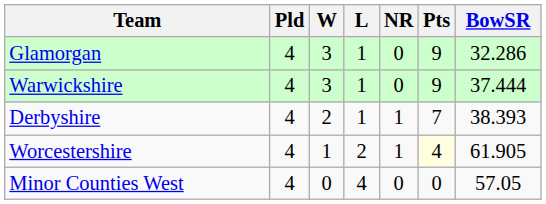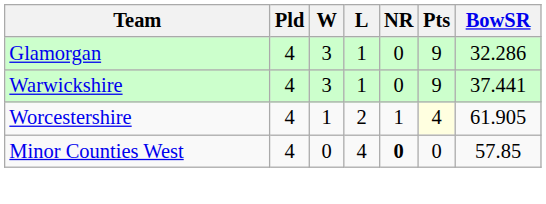(498, 85) 37.444 -> (498, 85) 37.441
- row: (55, 118)
(399, 183) normal -> (399, 150) bold
(498, 183) 57.05 -> (498, 150) 57.85
